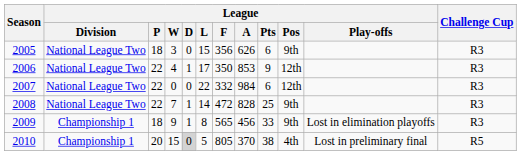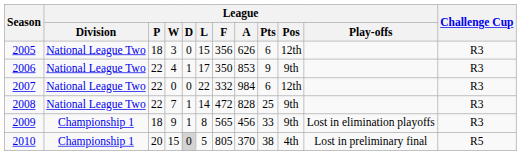(291, 50) 9th -> (291, 50) 12th
(291, 68) 12th -> (291, 68) 9th
